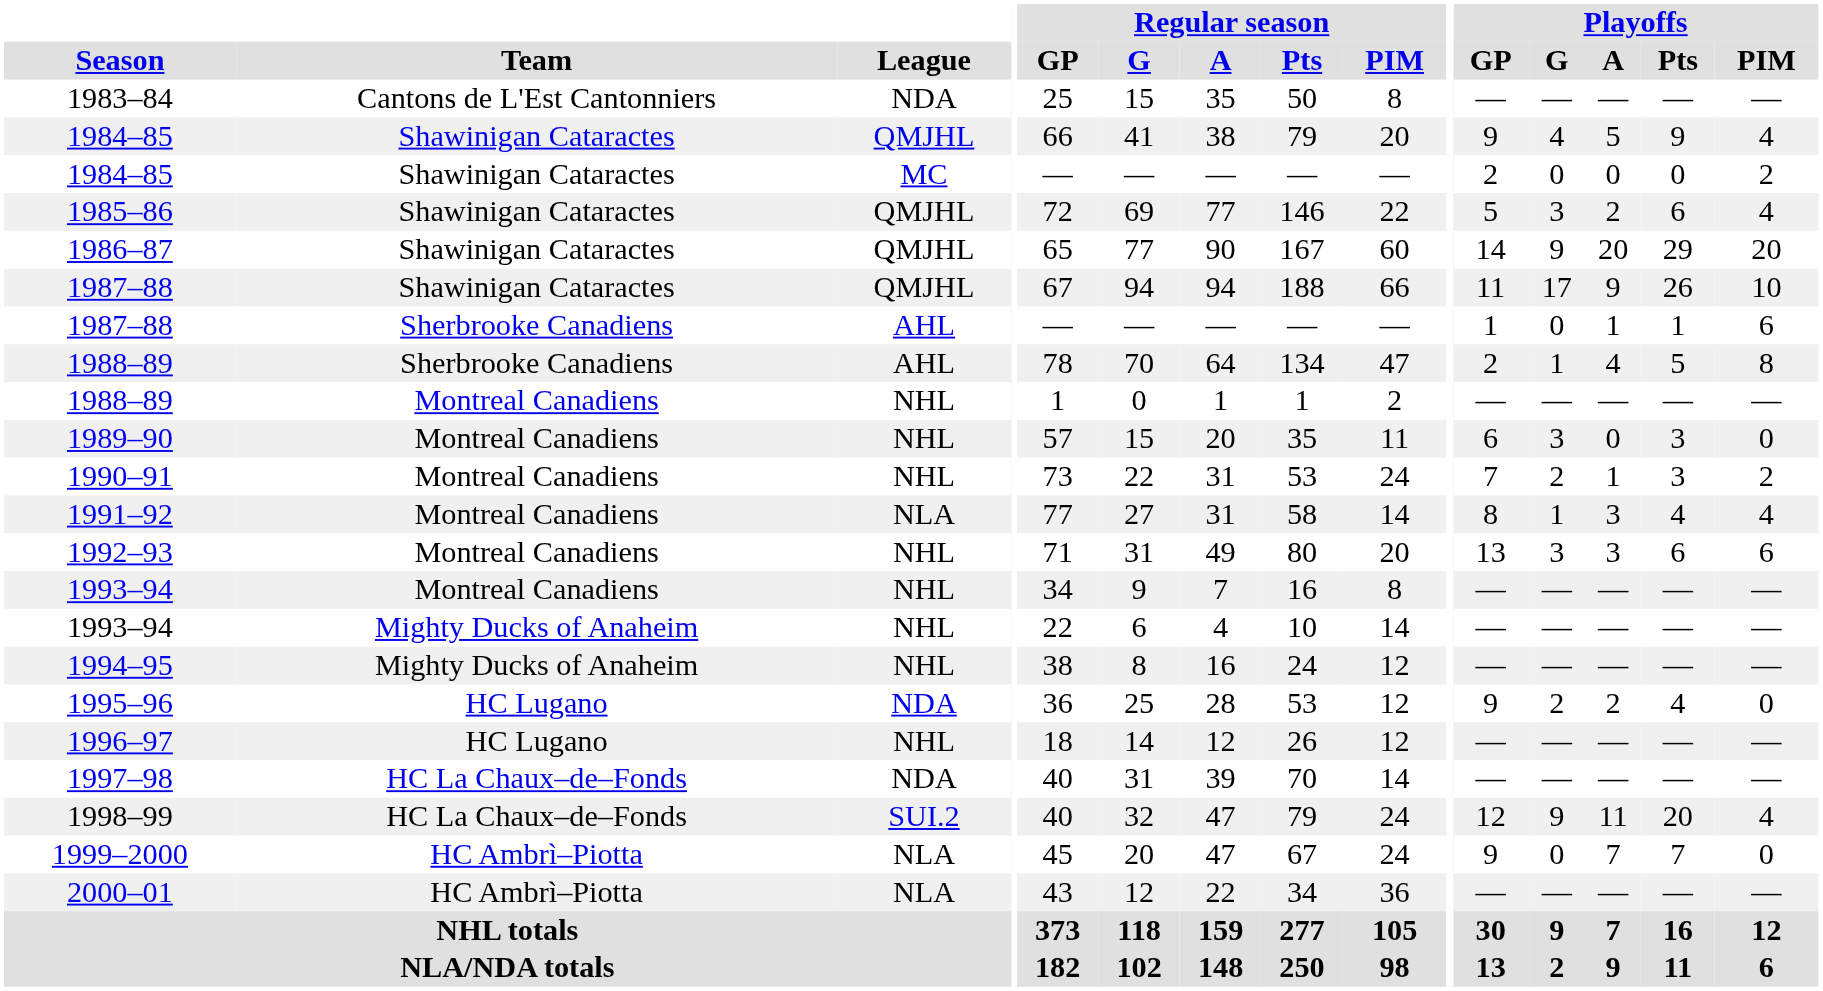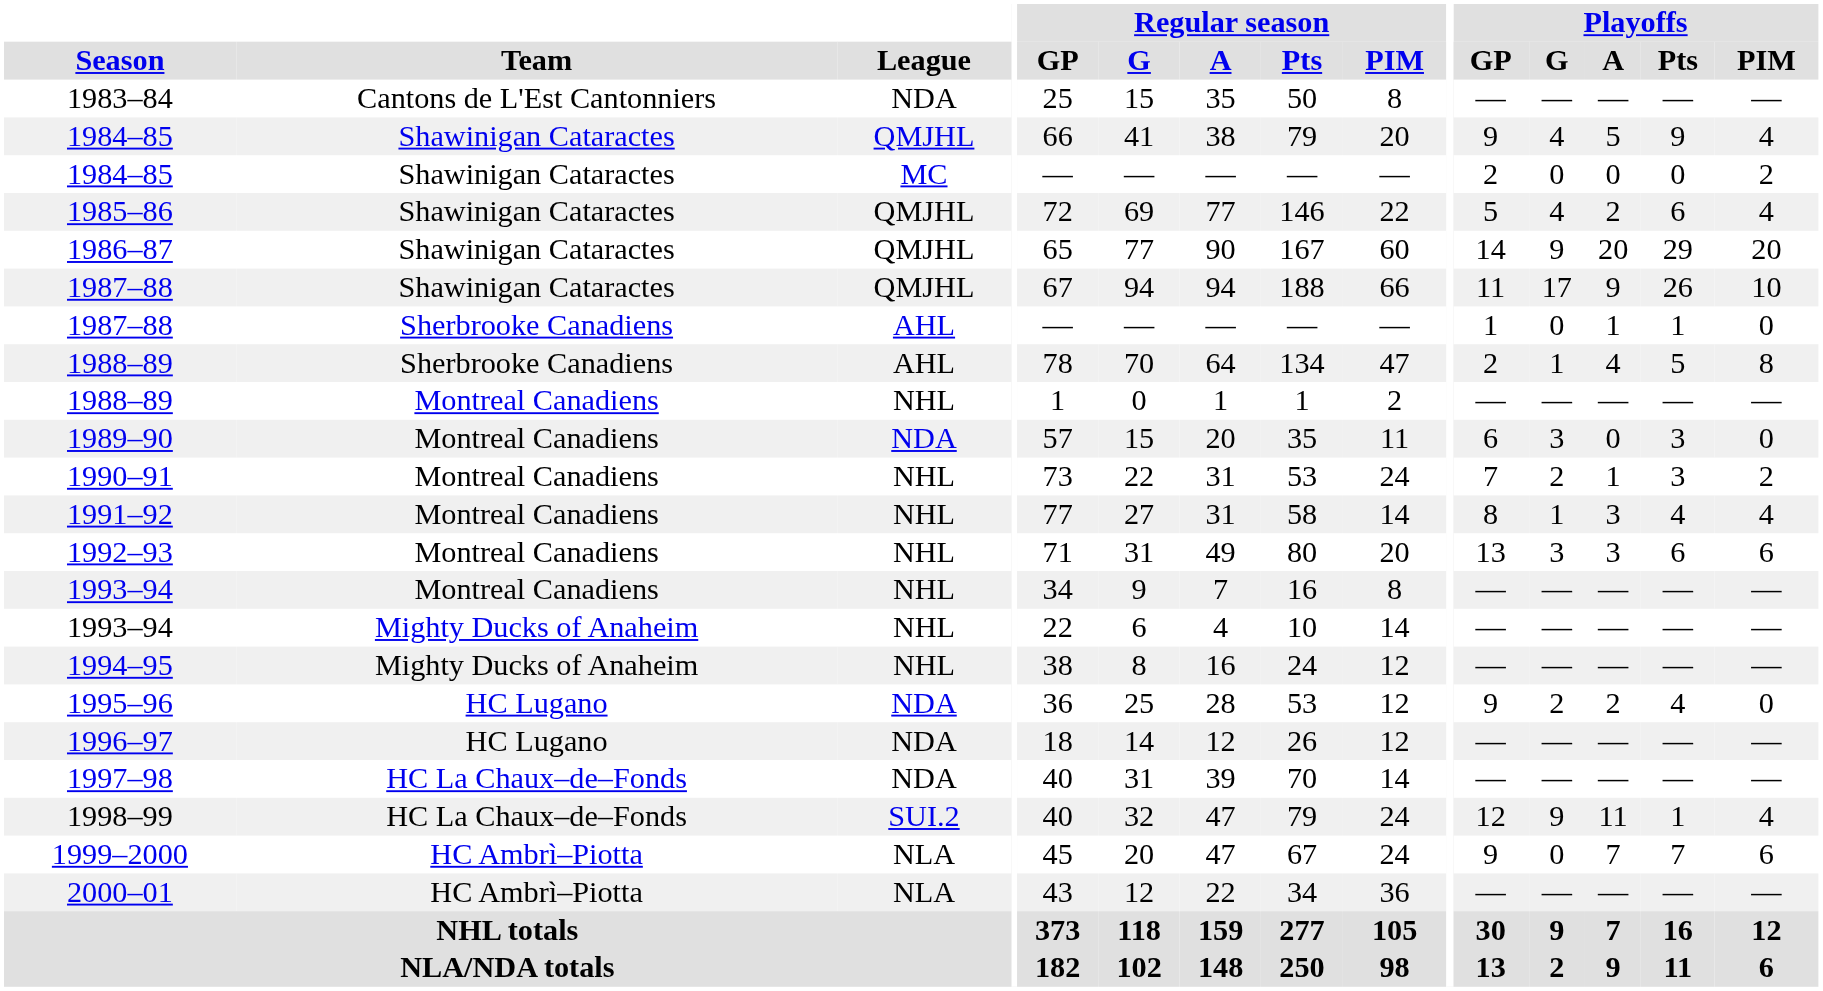(1557, 211) 3 -> (1557, 211) 4
(1766, 324) 6 -> (1766, 324) 0
(924, 438) NHL -> (924, 438) NDA
(924, 513) NLA -> (924, 513) NHL
(924, 740) NHL -> (924, 740) NDA
(1678, 816) 20 -> (1678, 816) 1
(1766, 854) 0 -> (1766, 854) 6
